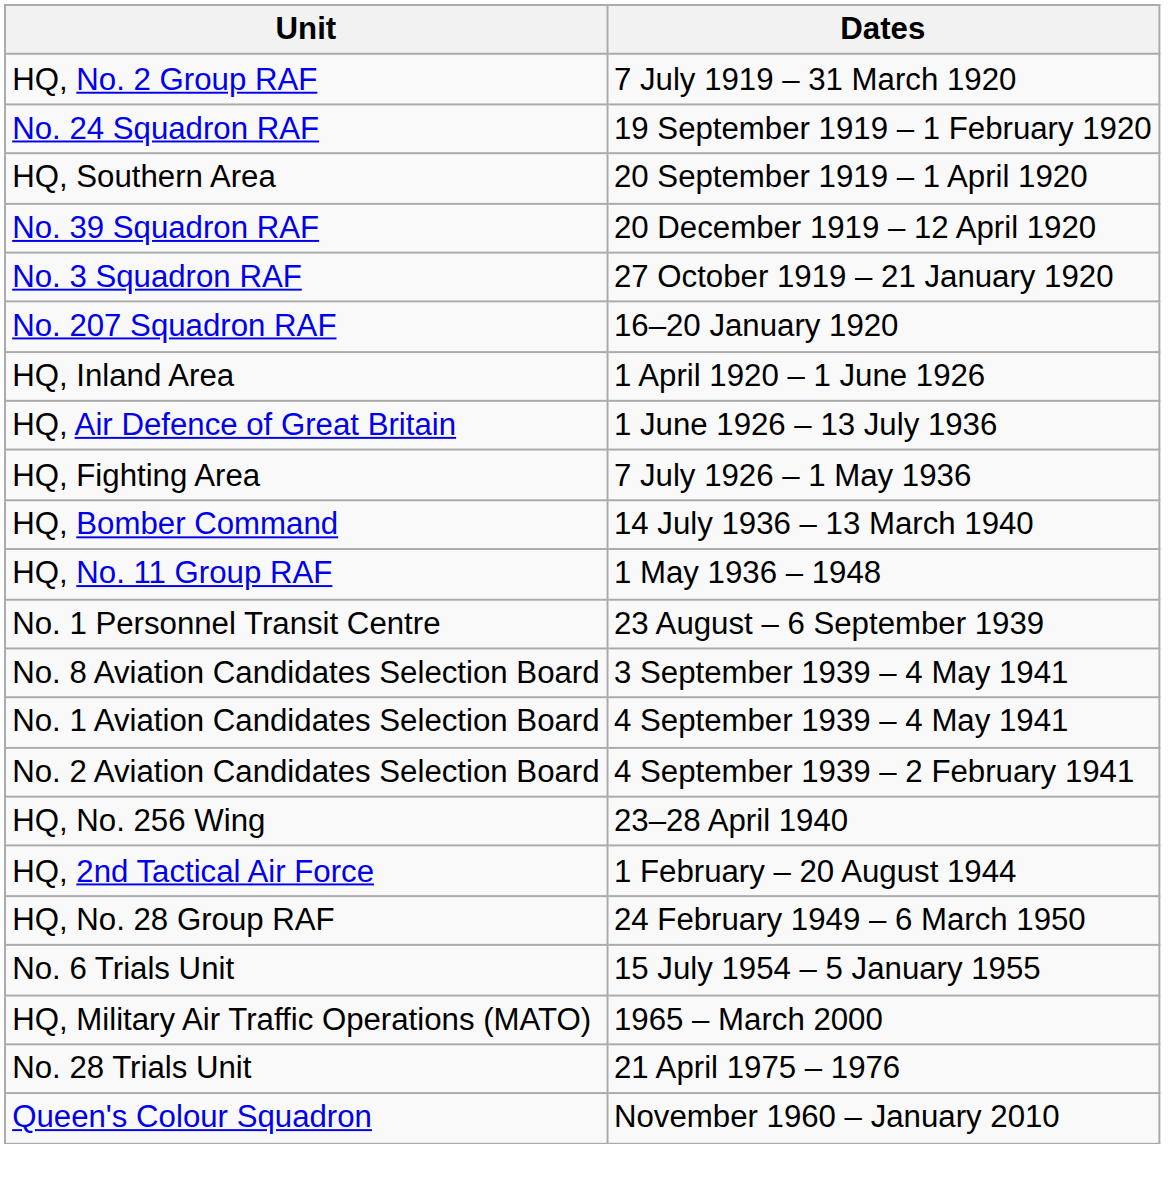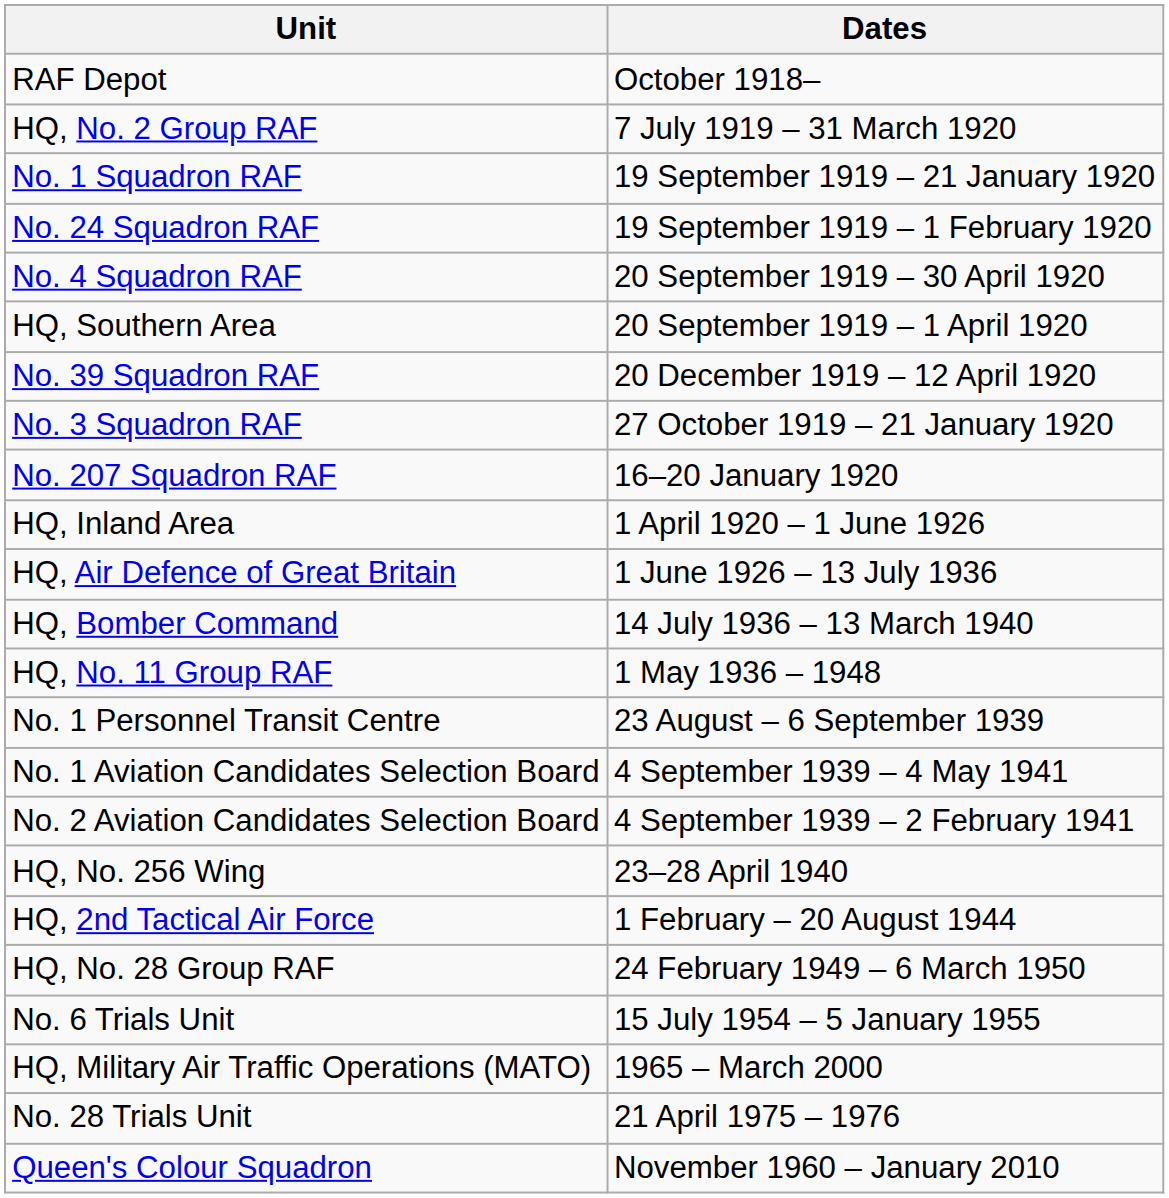+ row: (89, 78)
+ row: (157, 177)
+ row: (157, 276)
- row: (136, 474)
- row: (306, 672)
